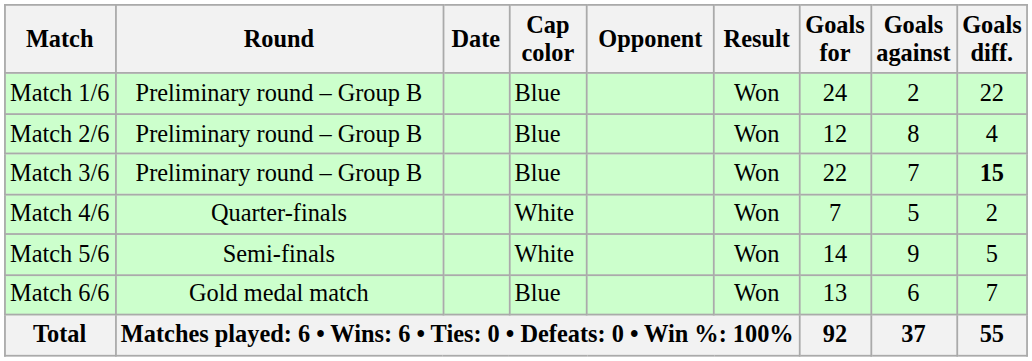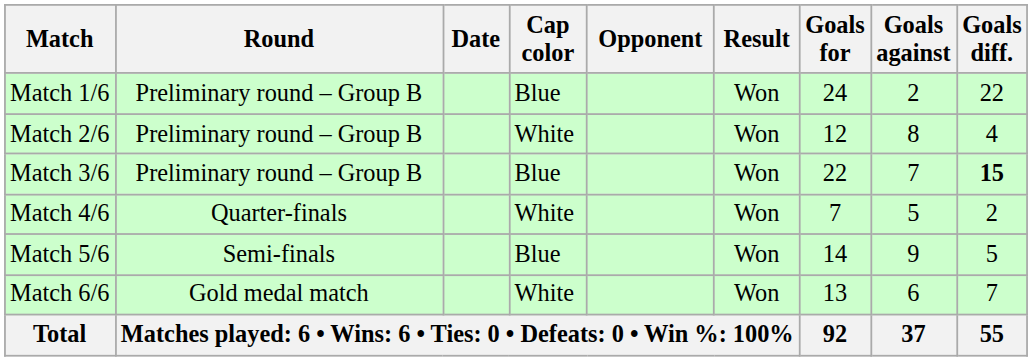(538, 133) Blue -> (544, 133) White
(544, 253) White -> (538, 253) Blue
(538, 293) Blue -> (544, 293) White
